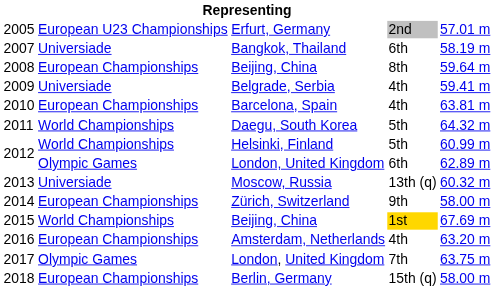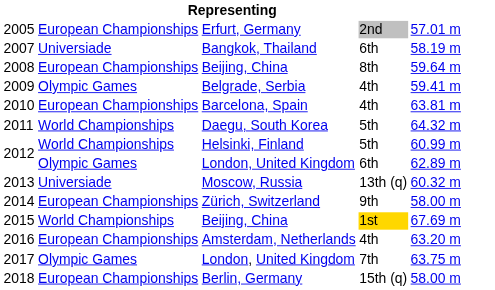(133, 29) European U23 Championships -> (118, 29) European Championships
(75, 87) Universiade -> (88, 87) Olympic Games
